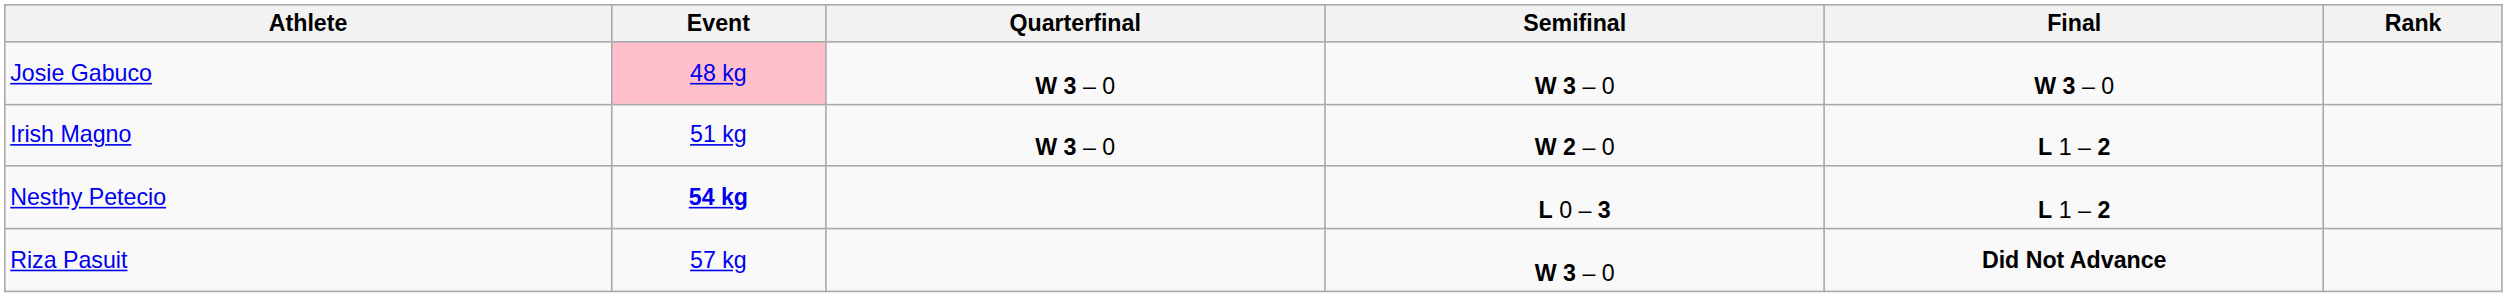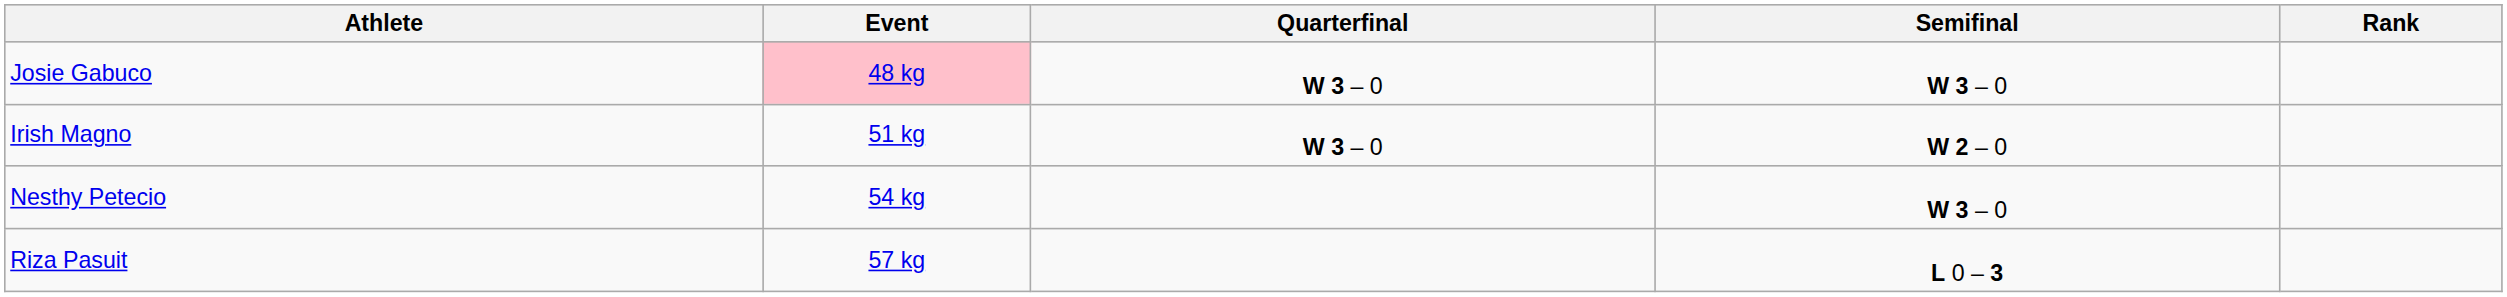- column: (2074, 24)
(718, 198) bold -> (897, 198) normal
(1575, 211) L 0 – 3 -> (1967, 211) W 3 – 0
(1575, 273) W 3 – 0 -> (1967, 273) L 0 – 3
